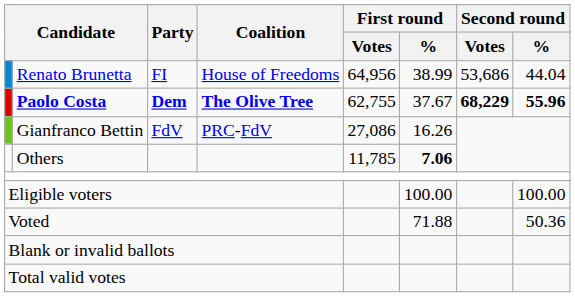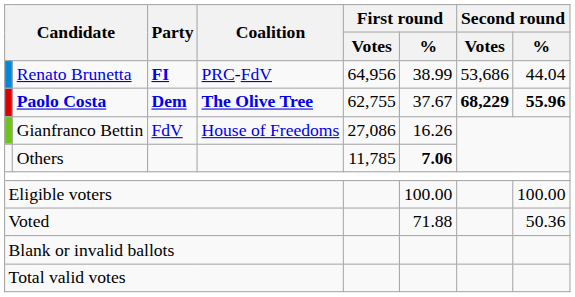(159, 74) normal -> (160, 74) bold
(270, 74) House of Freedoms -> (237, 74) PRC-FdV
(237, 130) PRC-FdV -> (270, 130) House of Freedoms
